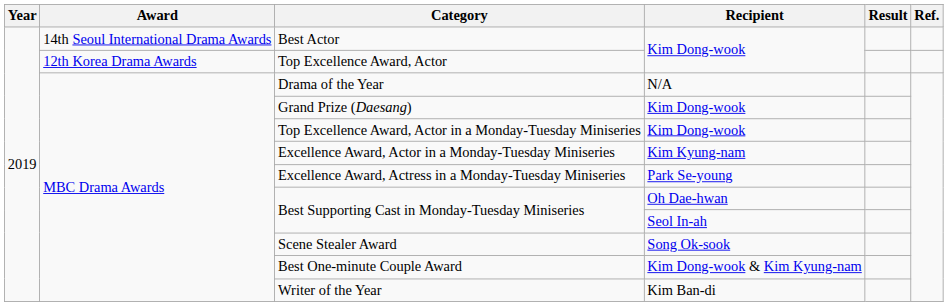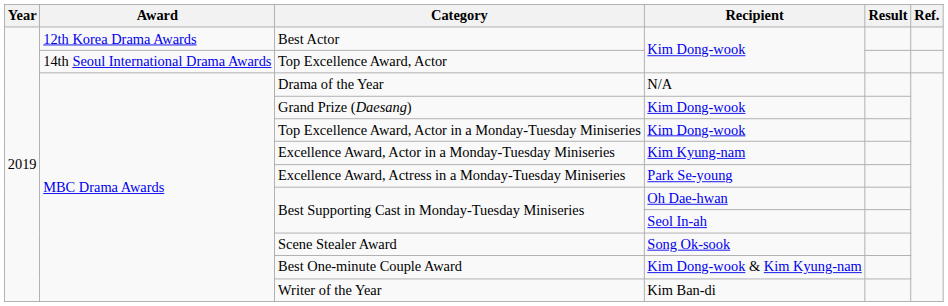(157, 38) 14th Seoul International Drama Awards -> (120, 38) 12th Korea Drama Awards
(120, 61) 12th Korea Drama Awards -> (157, 61) 14th Seoul International Drama Awards
